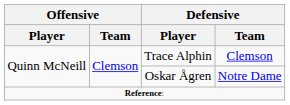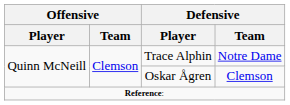(250, 55) Clemson -> (250, 55) Notre Dame
(250, 76) Notre Dame -> (250, 76) Clemson
